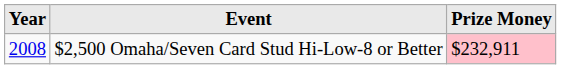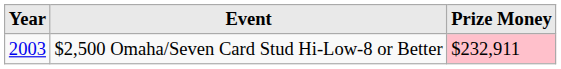(27, 48) 2008 -> (27, 48) 2003
